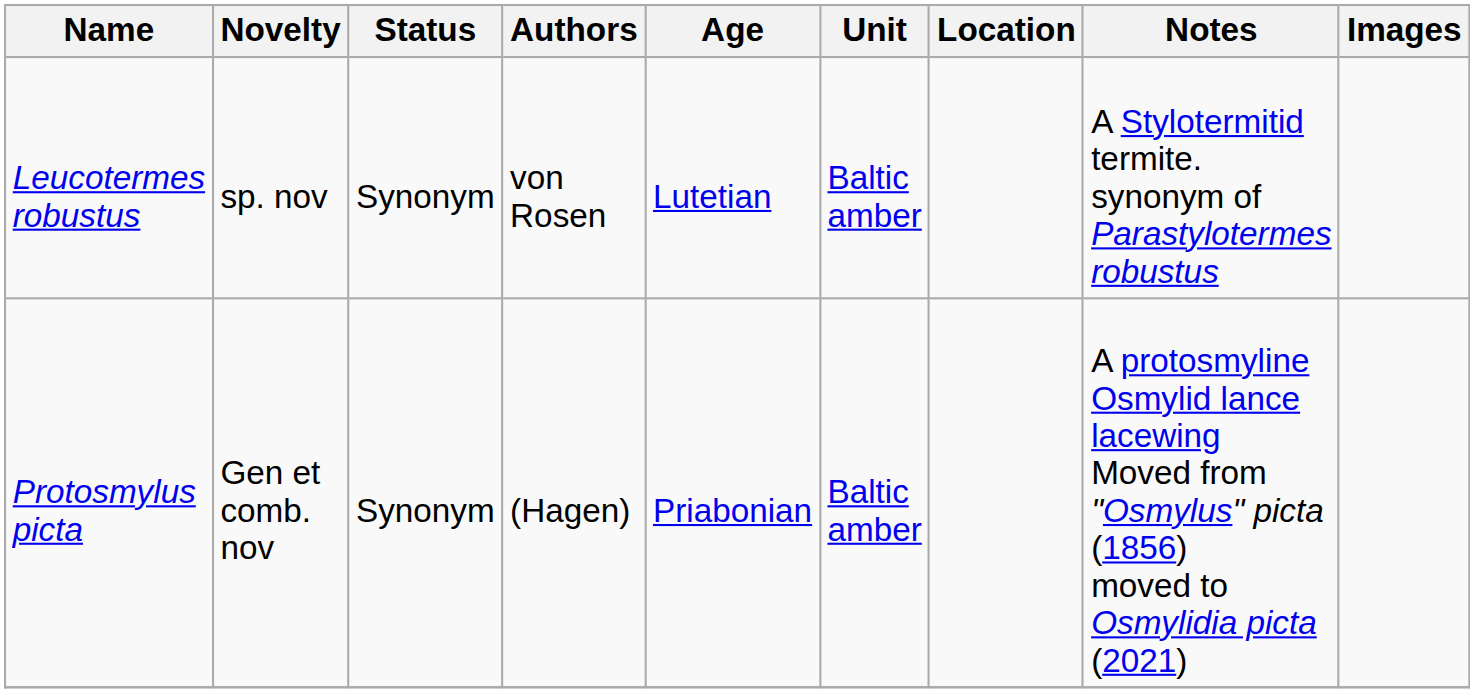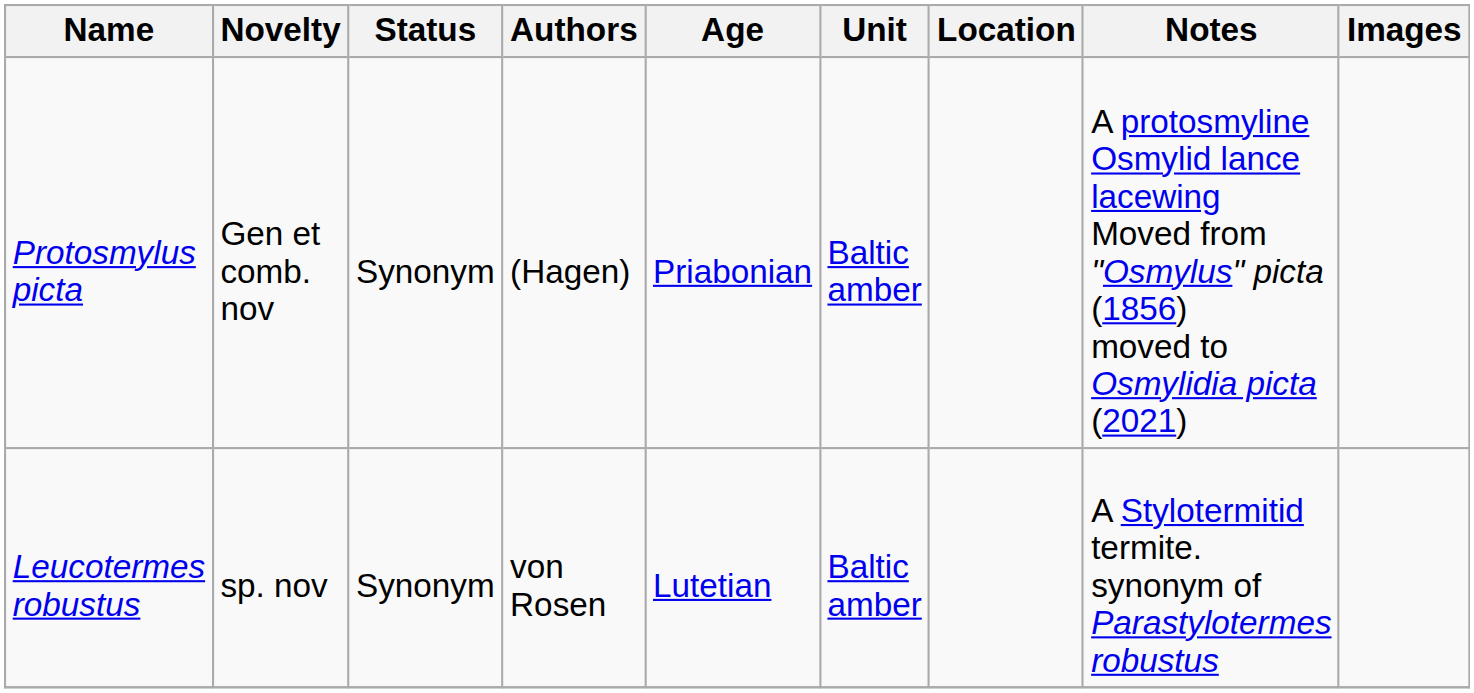rows swapped: (109, 195) <-> (104, 510)
